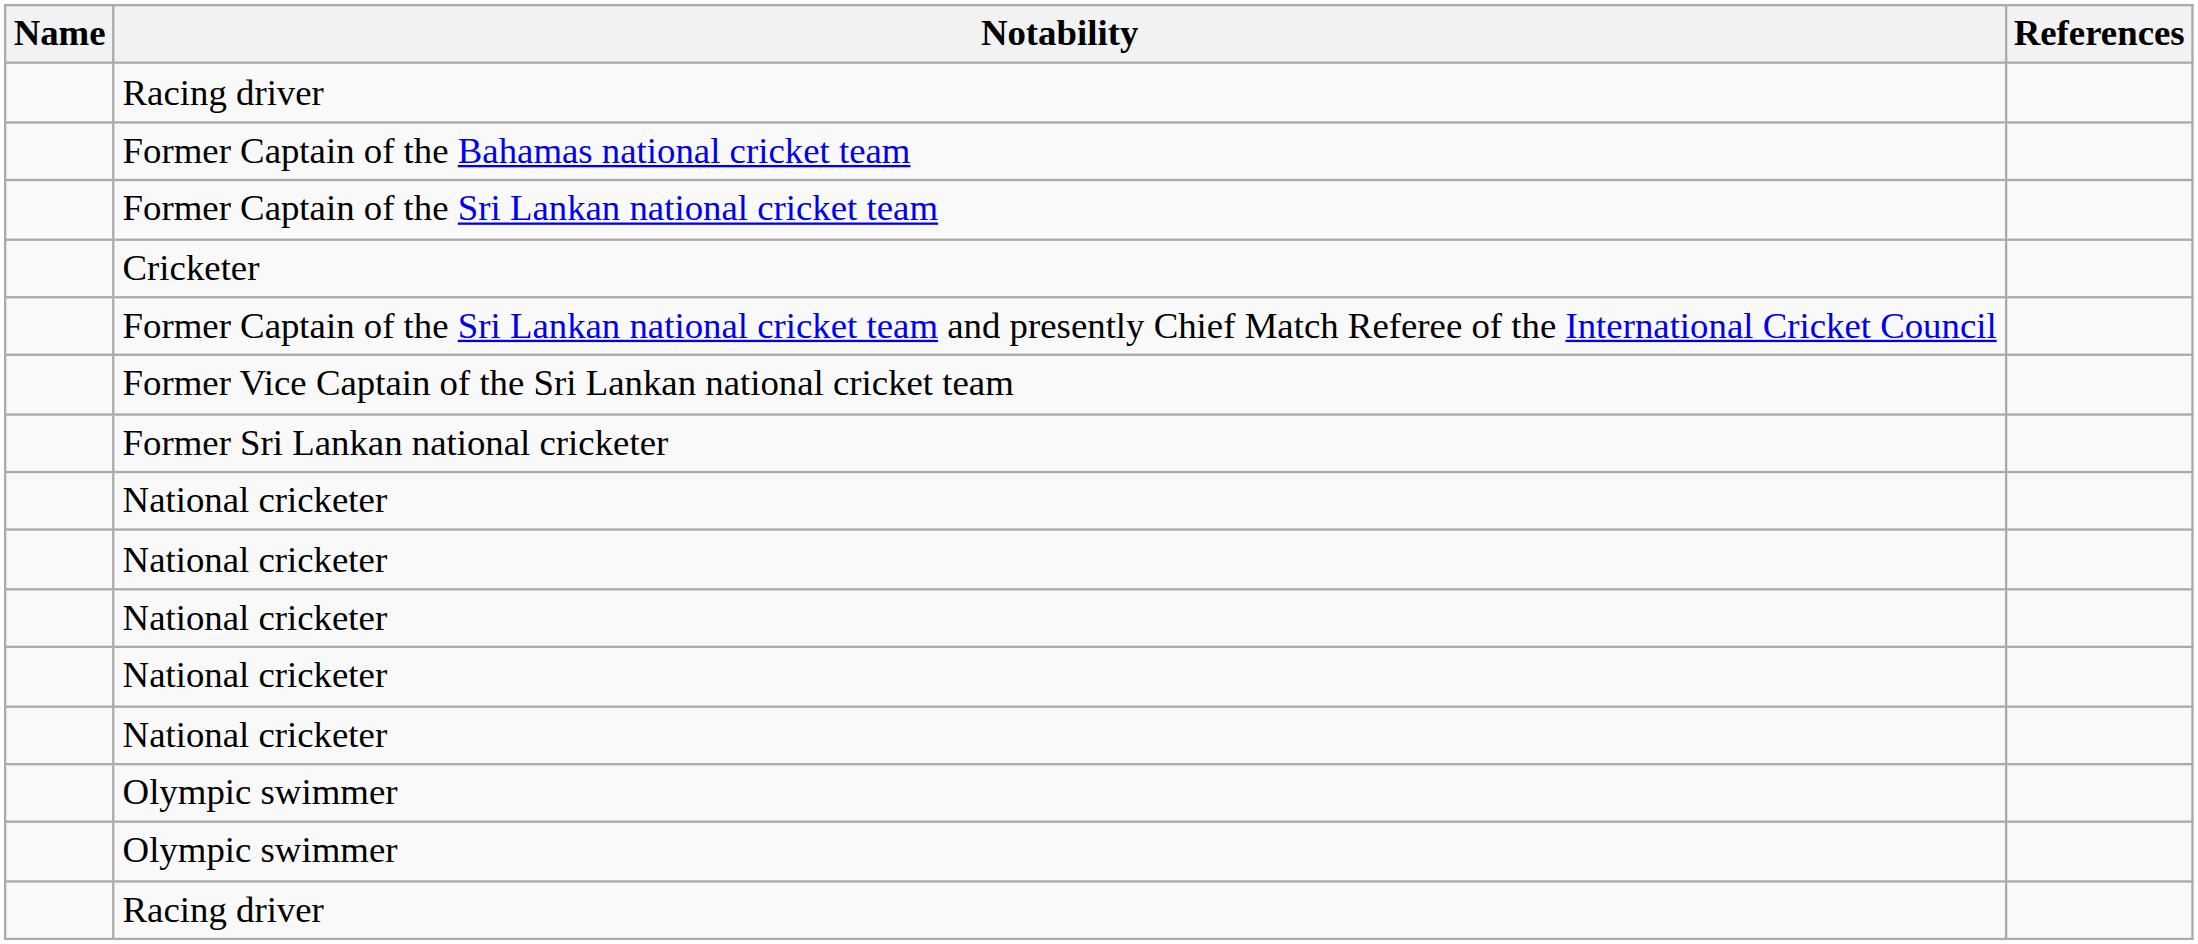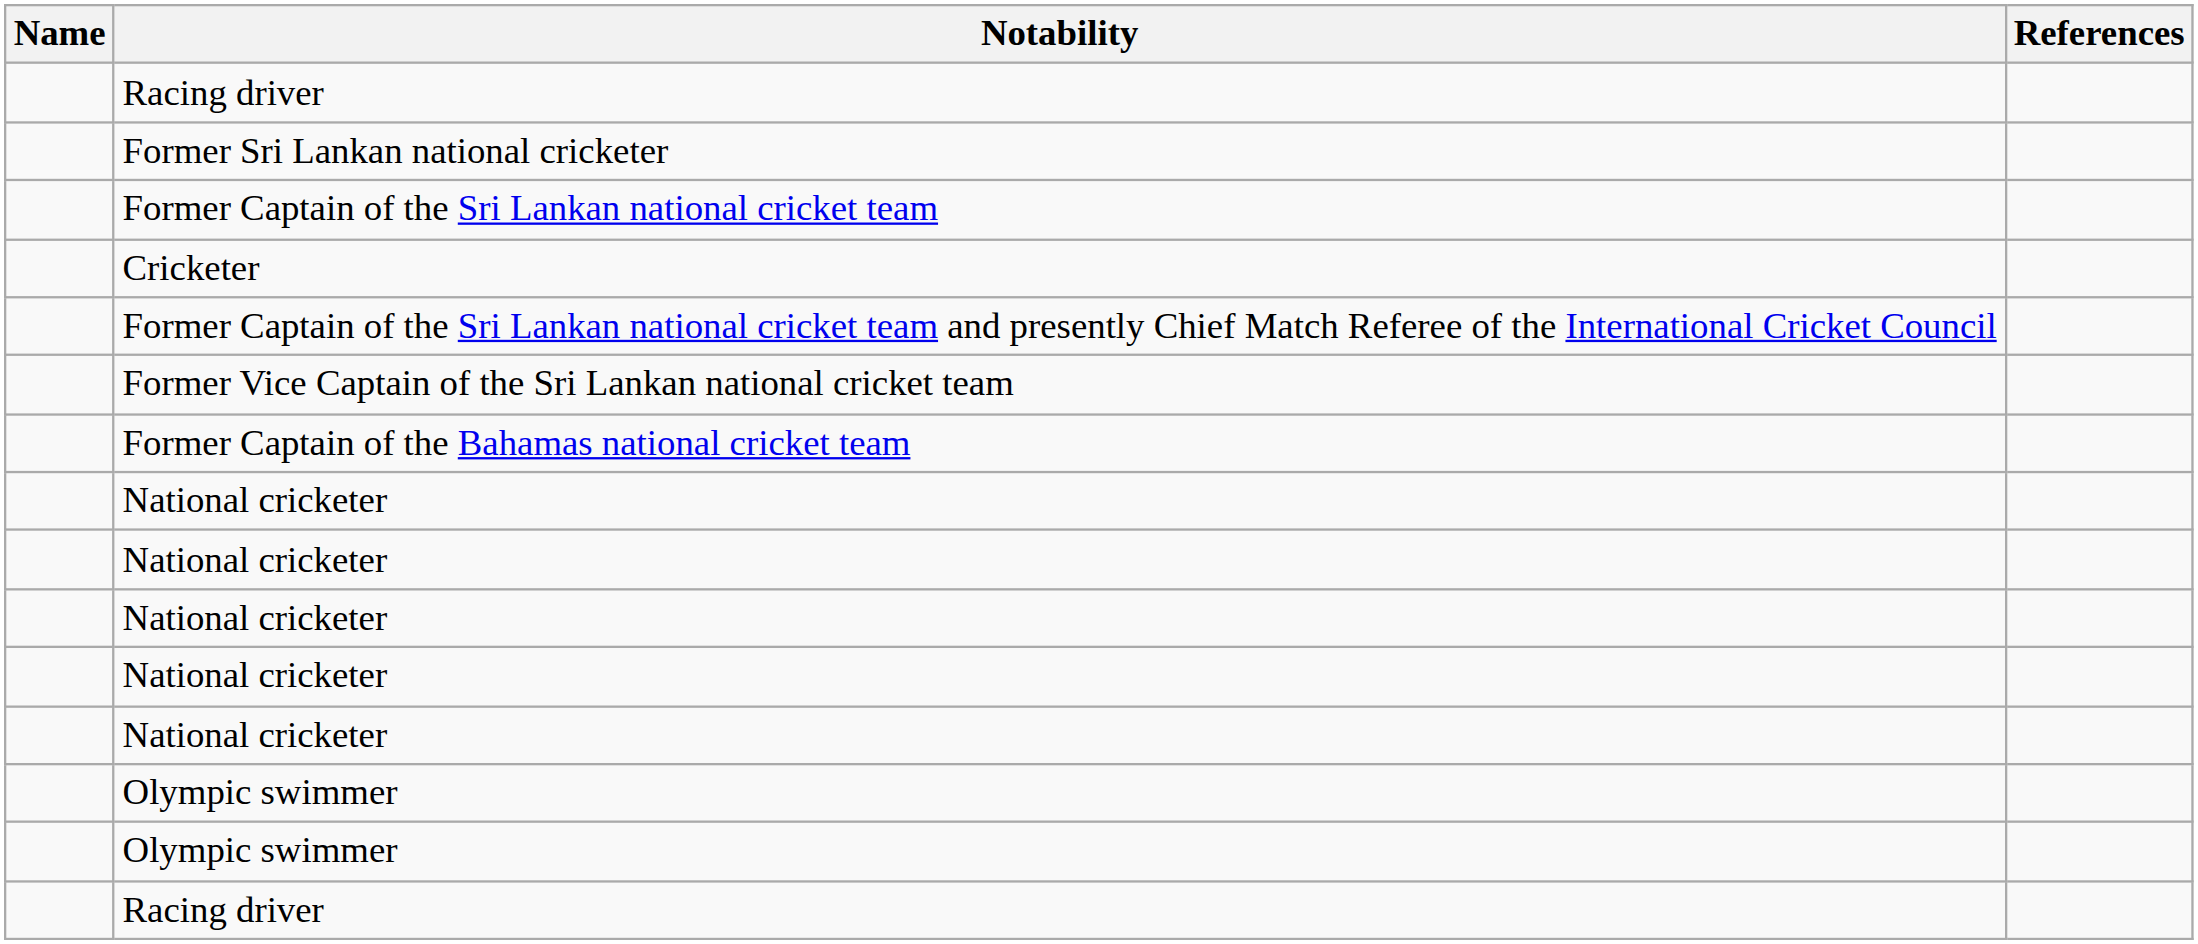rows swapped: (60, 151) <-> (60, 443)
